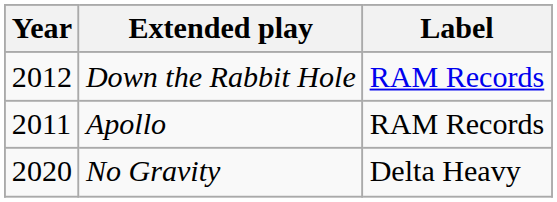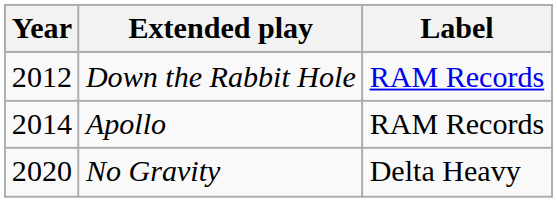(41, 123) 2011 -> (42, 123) 2014
